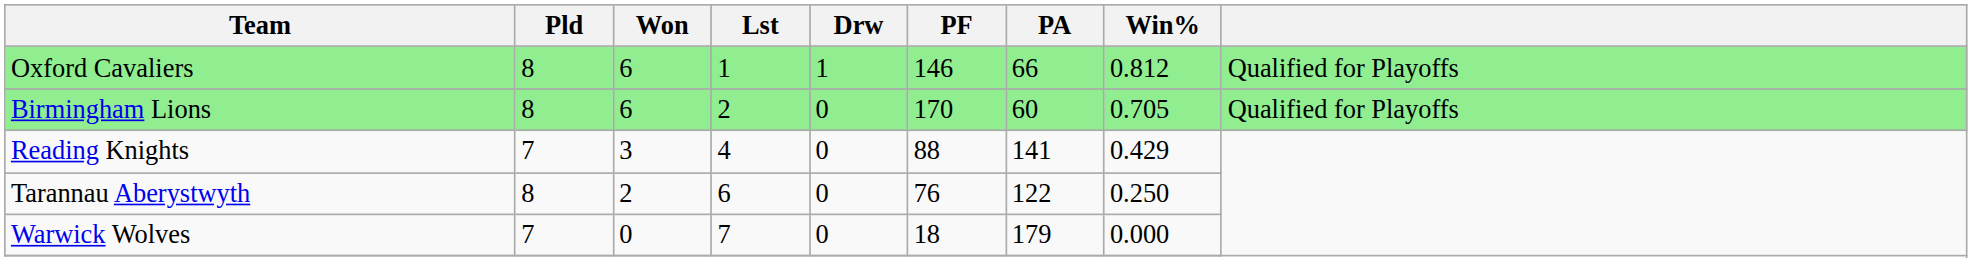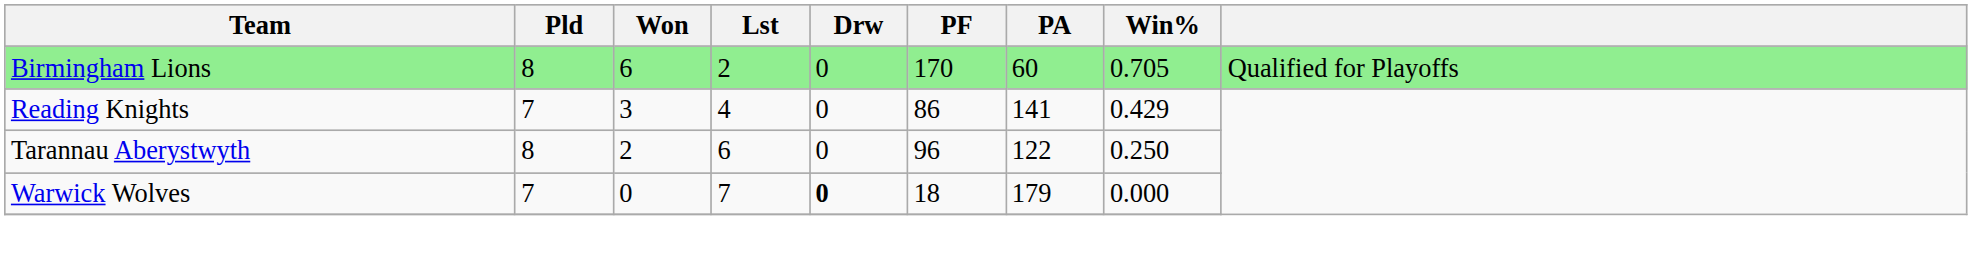- row: (102, 67)
(927, 151) 88 -> (927, 109) 86
(927, 192) 76 -> (927, 151) 96
(822, 234) normal -> (822, 192) bold
